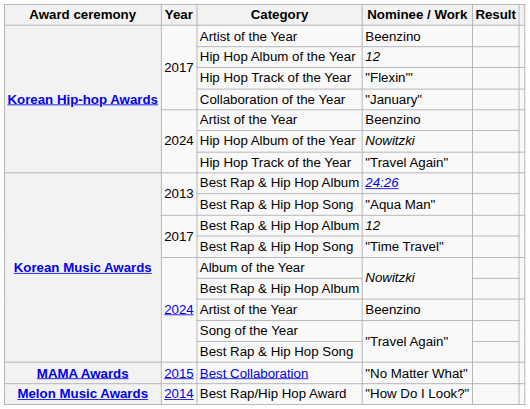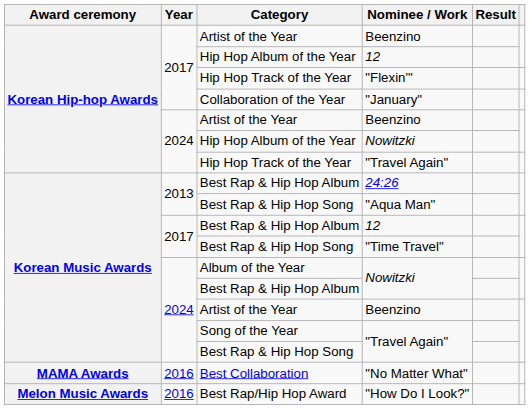(179, 373) 2015 -> (179, 373) 2016
(179, 394) 2014 -> (179, 394) 2016
